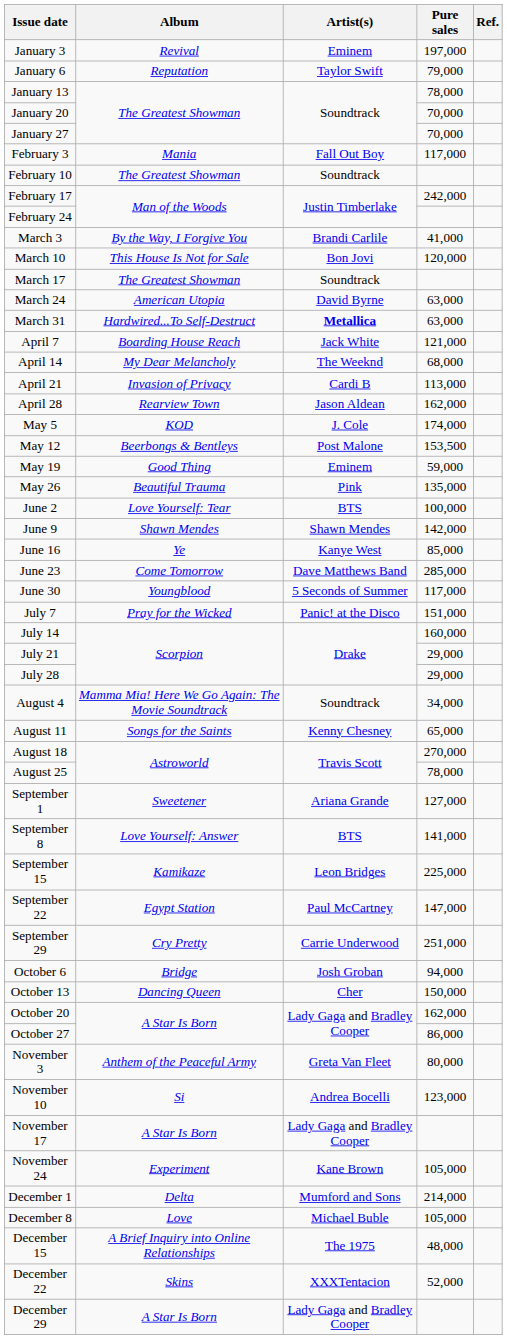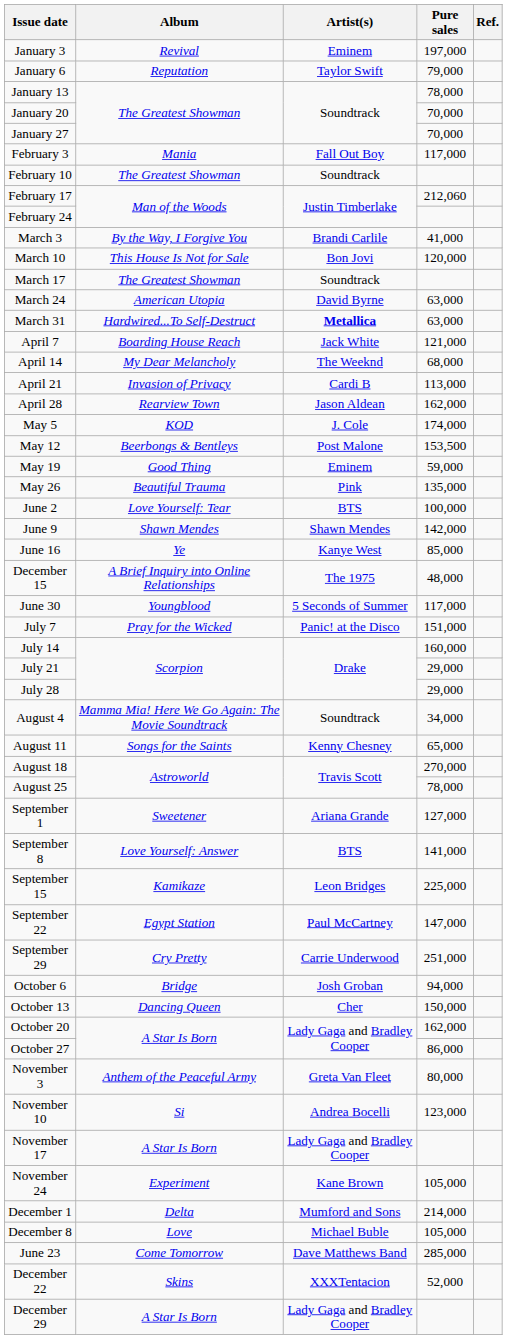(445, 196) 242,000 -> (445, 196) 212,060
rows swapped: (40, 570) <-> (40, 1245)
